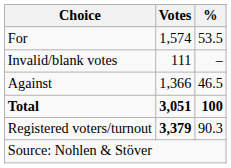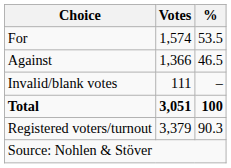rows swapped: (30, 83) <-> (63, 60)
(175, 128) bold -> (175, 128) normal
